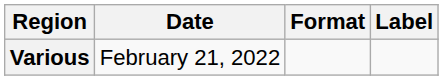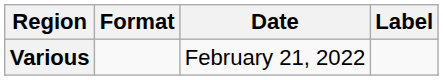columns swapped: (190, 22) <-> (328, 22)
